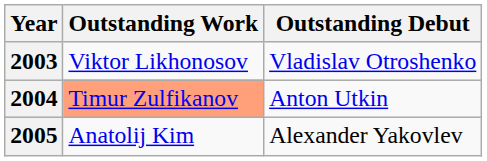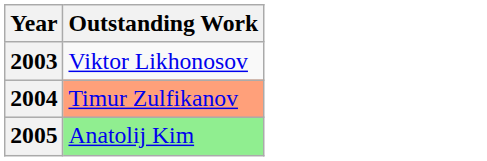- column: (373, 23)
(131, 135) no background -> (131, 135) lightgreen background
